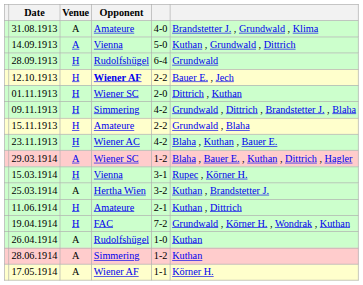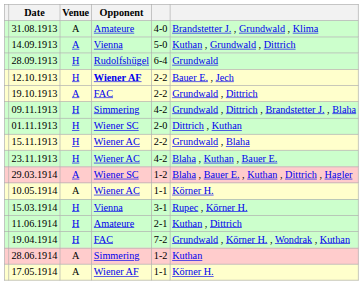+ row: (34, 93)
rows swapped: (34, 93) <-> (34, 110)
(114, 126) Amateure -> (117, 142) Wiener AC
+ row: (34, 191)
- row: (34, 191)
- row: (34, 239)
